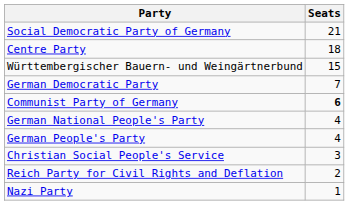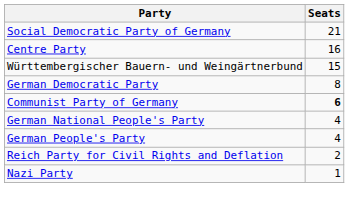(334, 49) 18 -> (334, 49) 16
(338, 85) 7 -> (338, 85) 8
- row: (115, 156)
